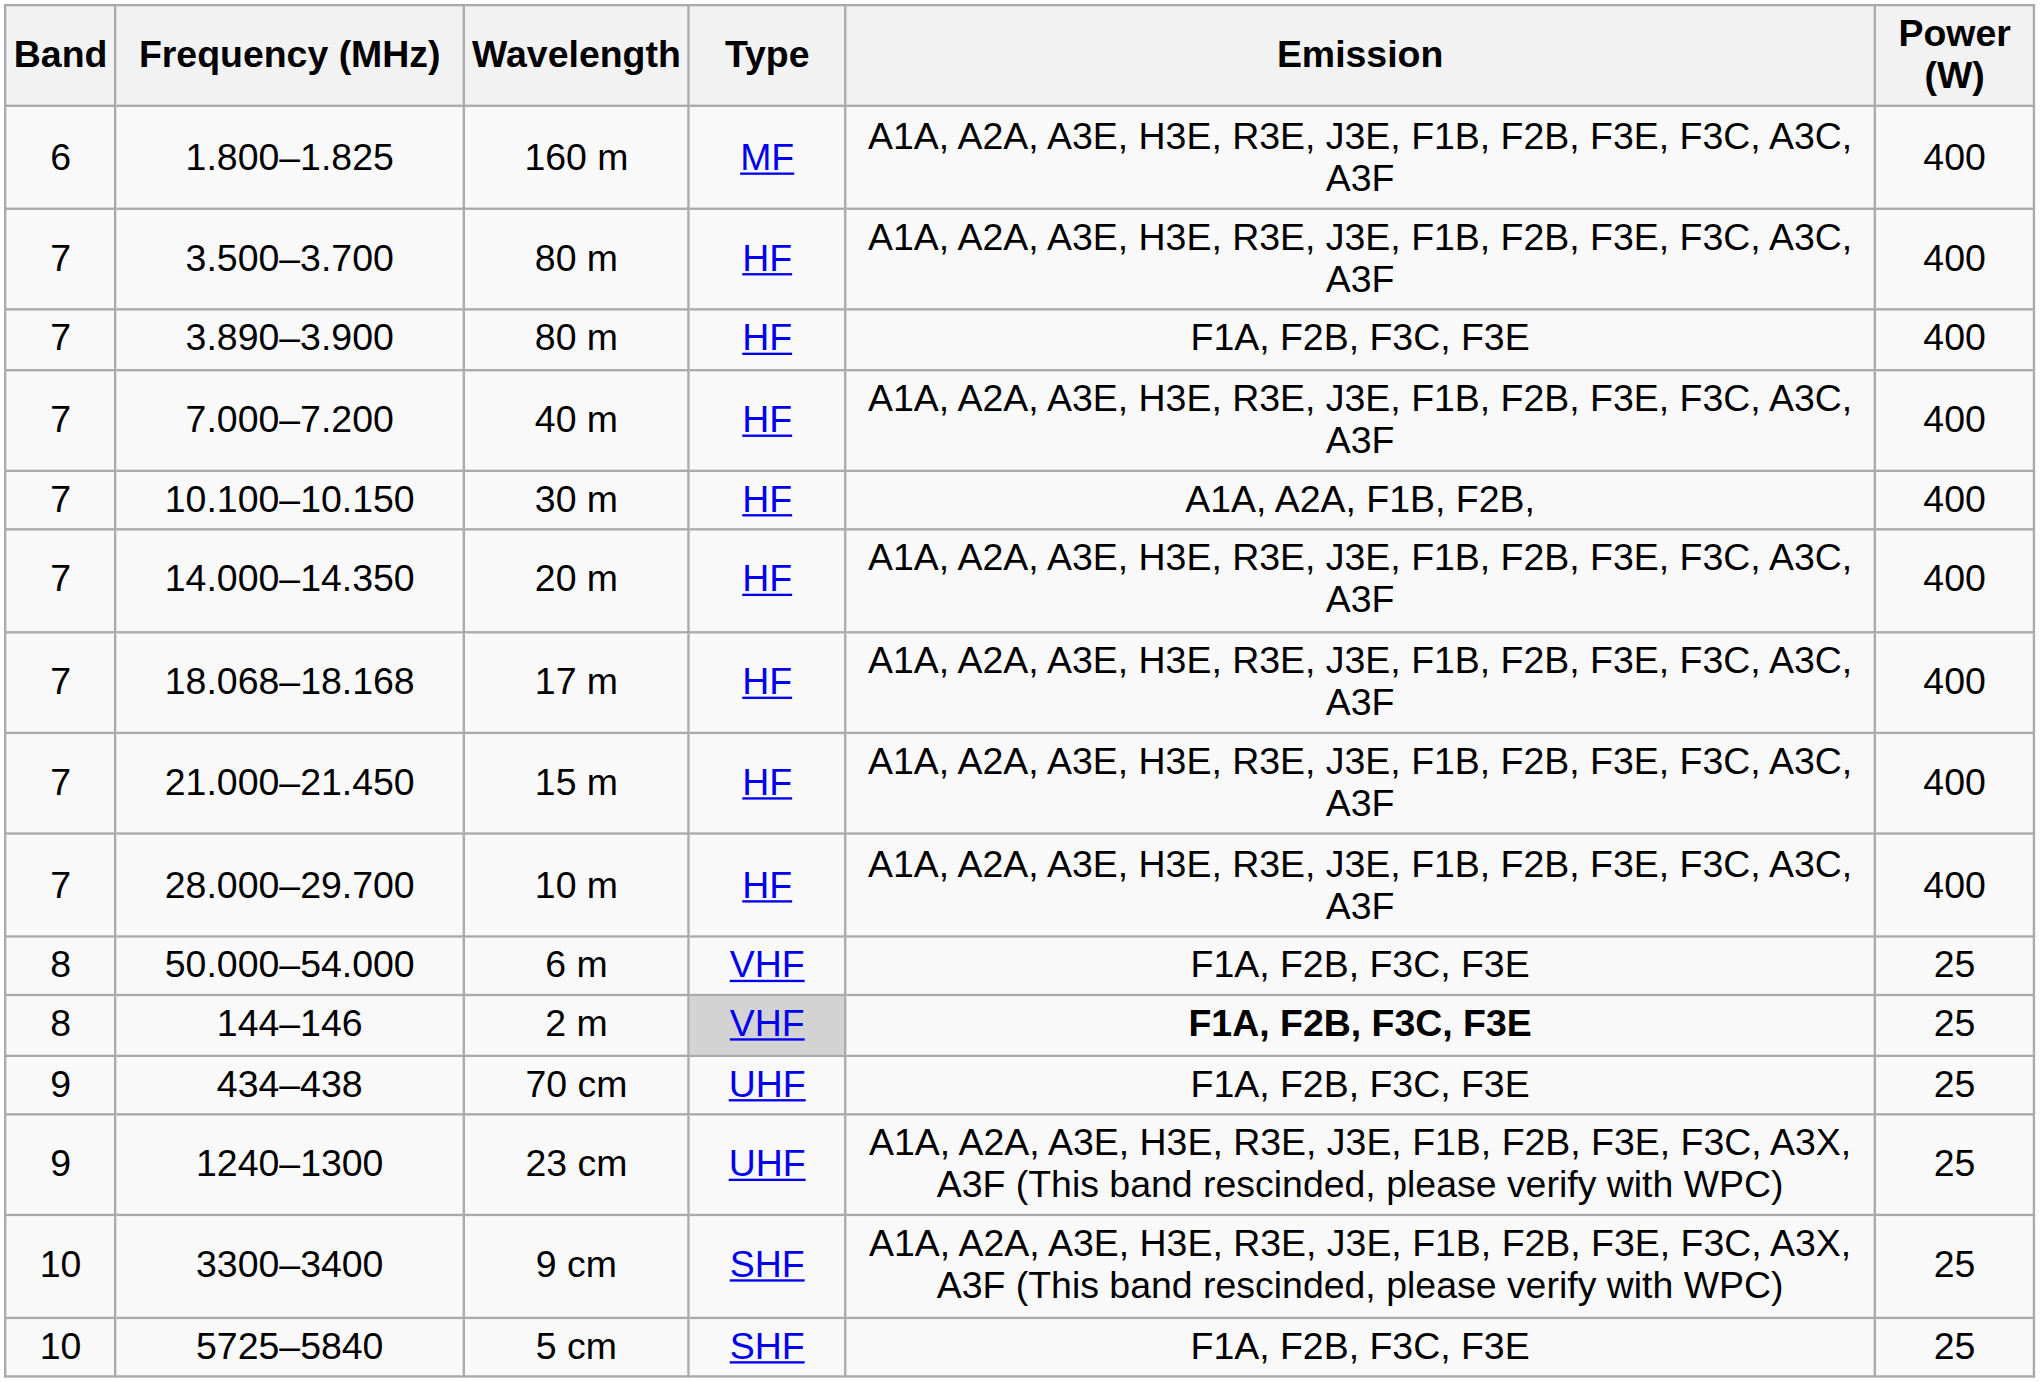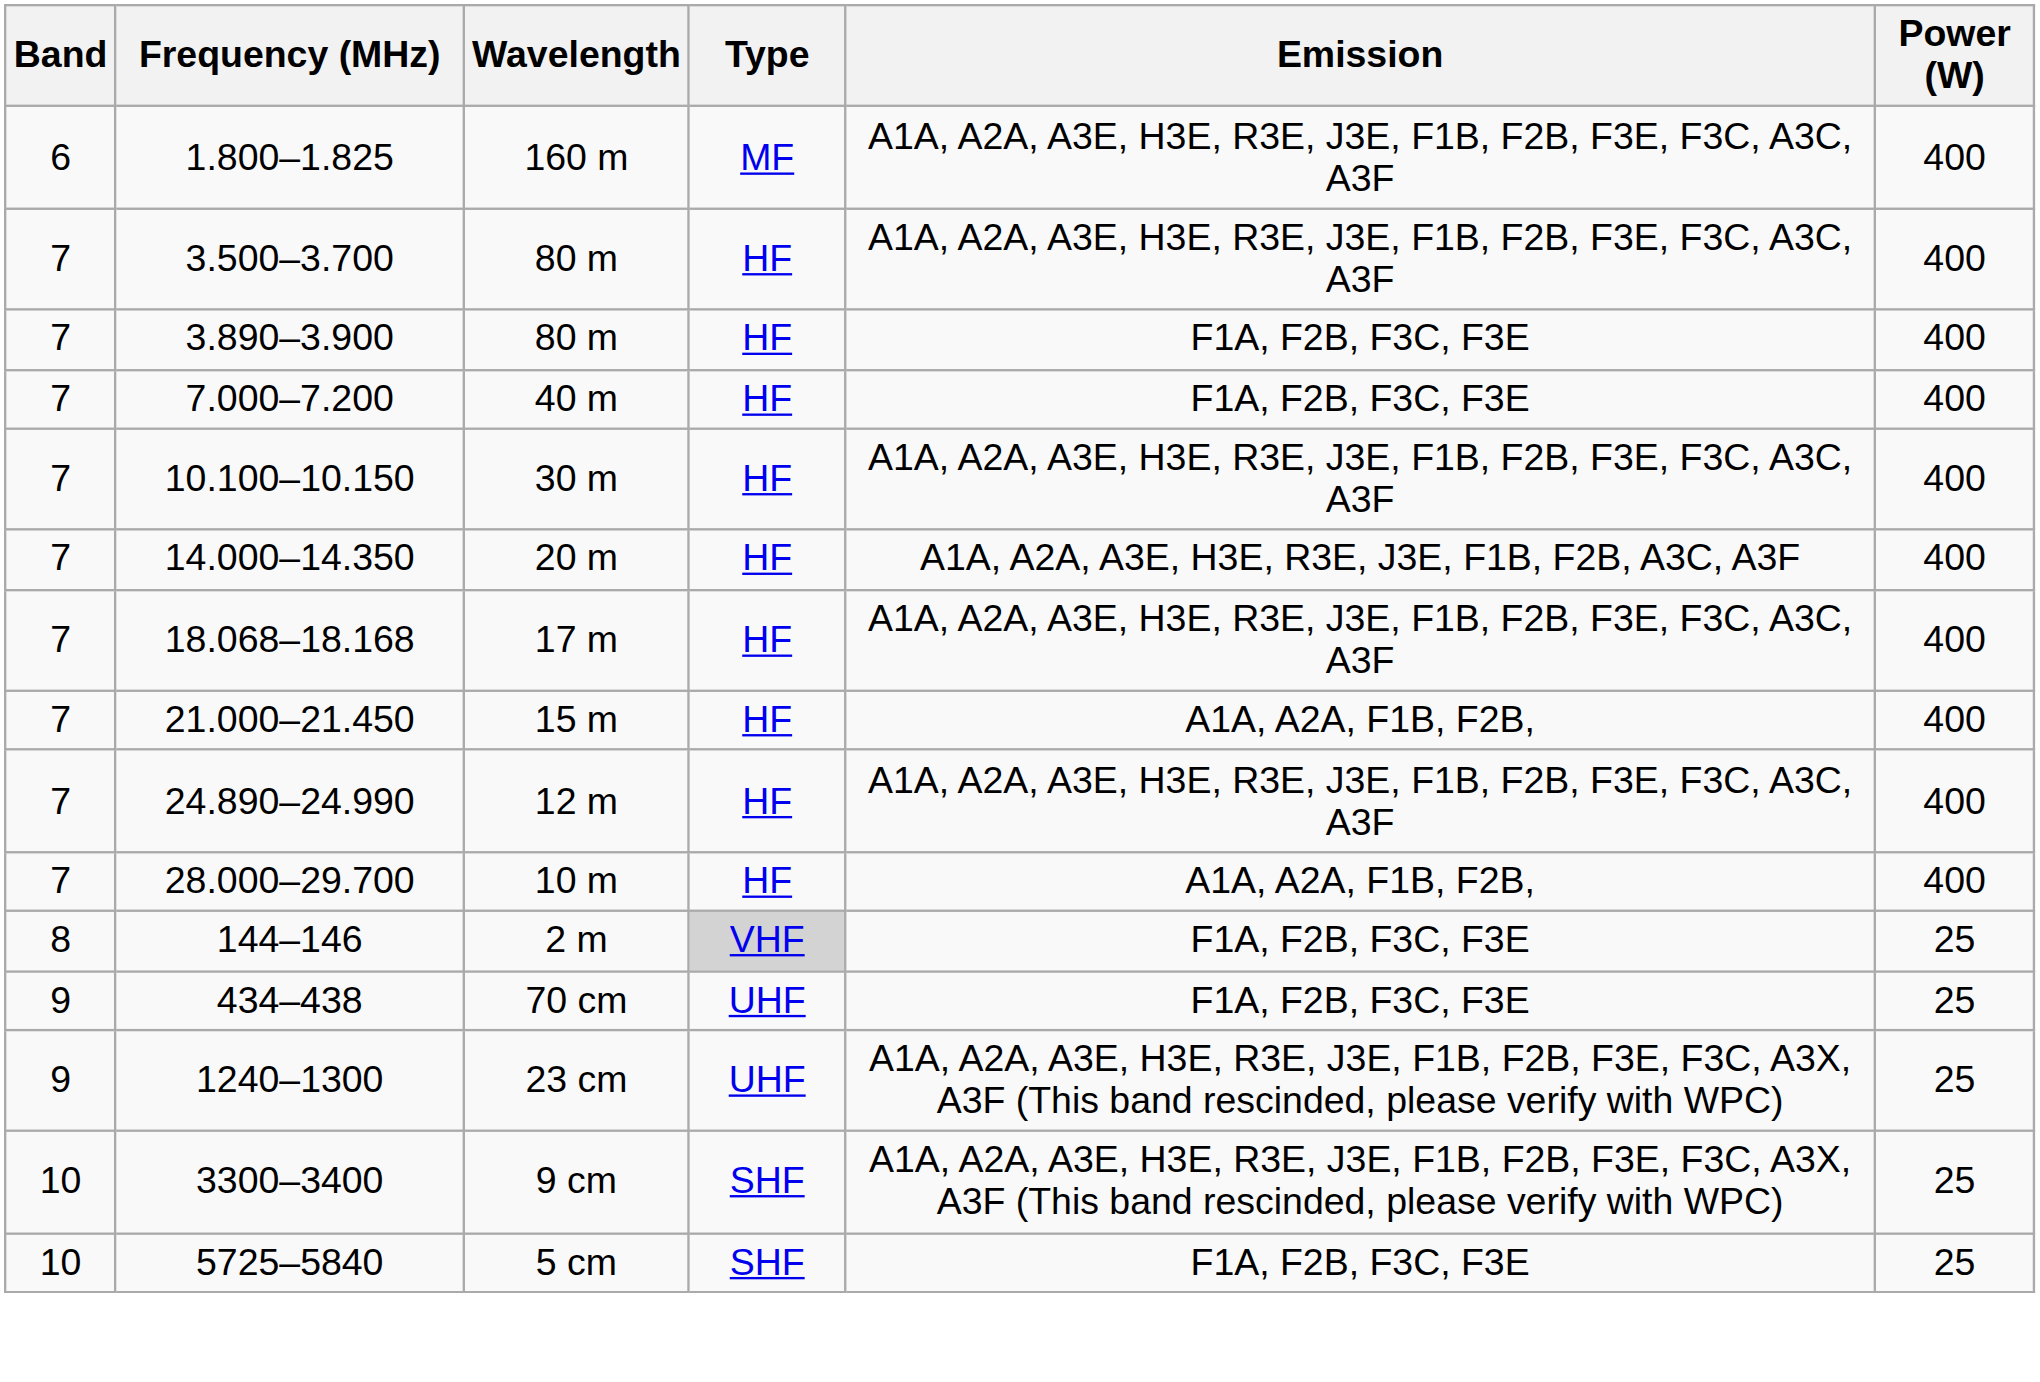(1360, 419) A1A, A2A, A3E, H3E, R3E, J3E, F1B, F2B, F3E, F3C, A3C, A3F -> (1360, 398) F1A, F2B, F3C, F3E
(1360, 499) A1A, A2A, F1B, F2B, -> (1360, 478) A1A, A2A, A3E, H3E, R3E, J3E, F1B, F2B, F3E, F3C, A3C, A3F
(1360, 579) A1A, A2A, A3E, H3E, R3E, J3E, F1B, F2B, F3E, F3C, A3C, A3F -> (1360, 558) A1A, A2A, A3E, H3E, R3E, J3E, F1B, F2B, A3C, A3F
(1360, 782) A1A, A2A, A3E, H3E, R3E, J3E, F1B, F2B, F3E, F3C, A3C, A3F -> (1360, 719) A1A, A2A, F1B, F2B,
+ row: (290, 800)
(1360, 884) A1A, A2A, A3E, H3E, R3E, J3E, F1B, F2B, F3E, F3C, A3C, A3F -> (1360, 880) A1A, A2A, F1B, F2B,
- row: (290, 964)
(1360, 1024) bold -> (1360, 940) normal
